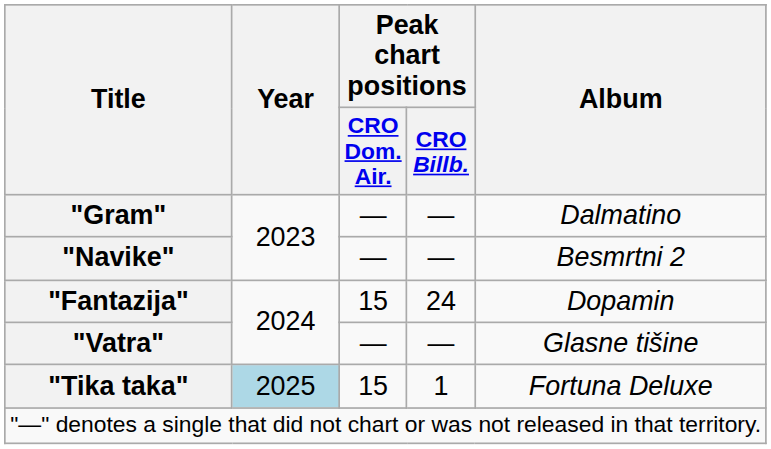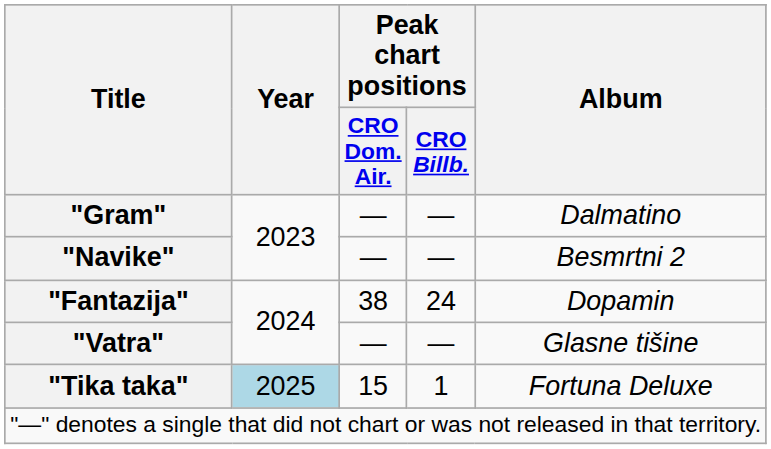(373, 300) 15 -> (373, 300) 38
